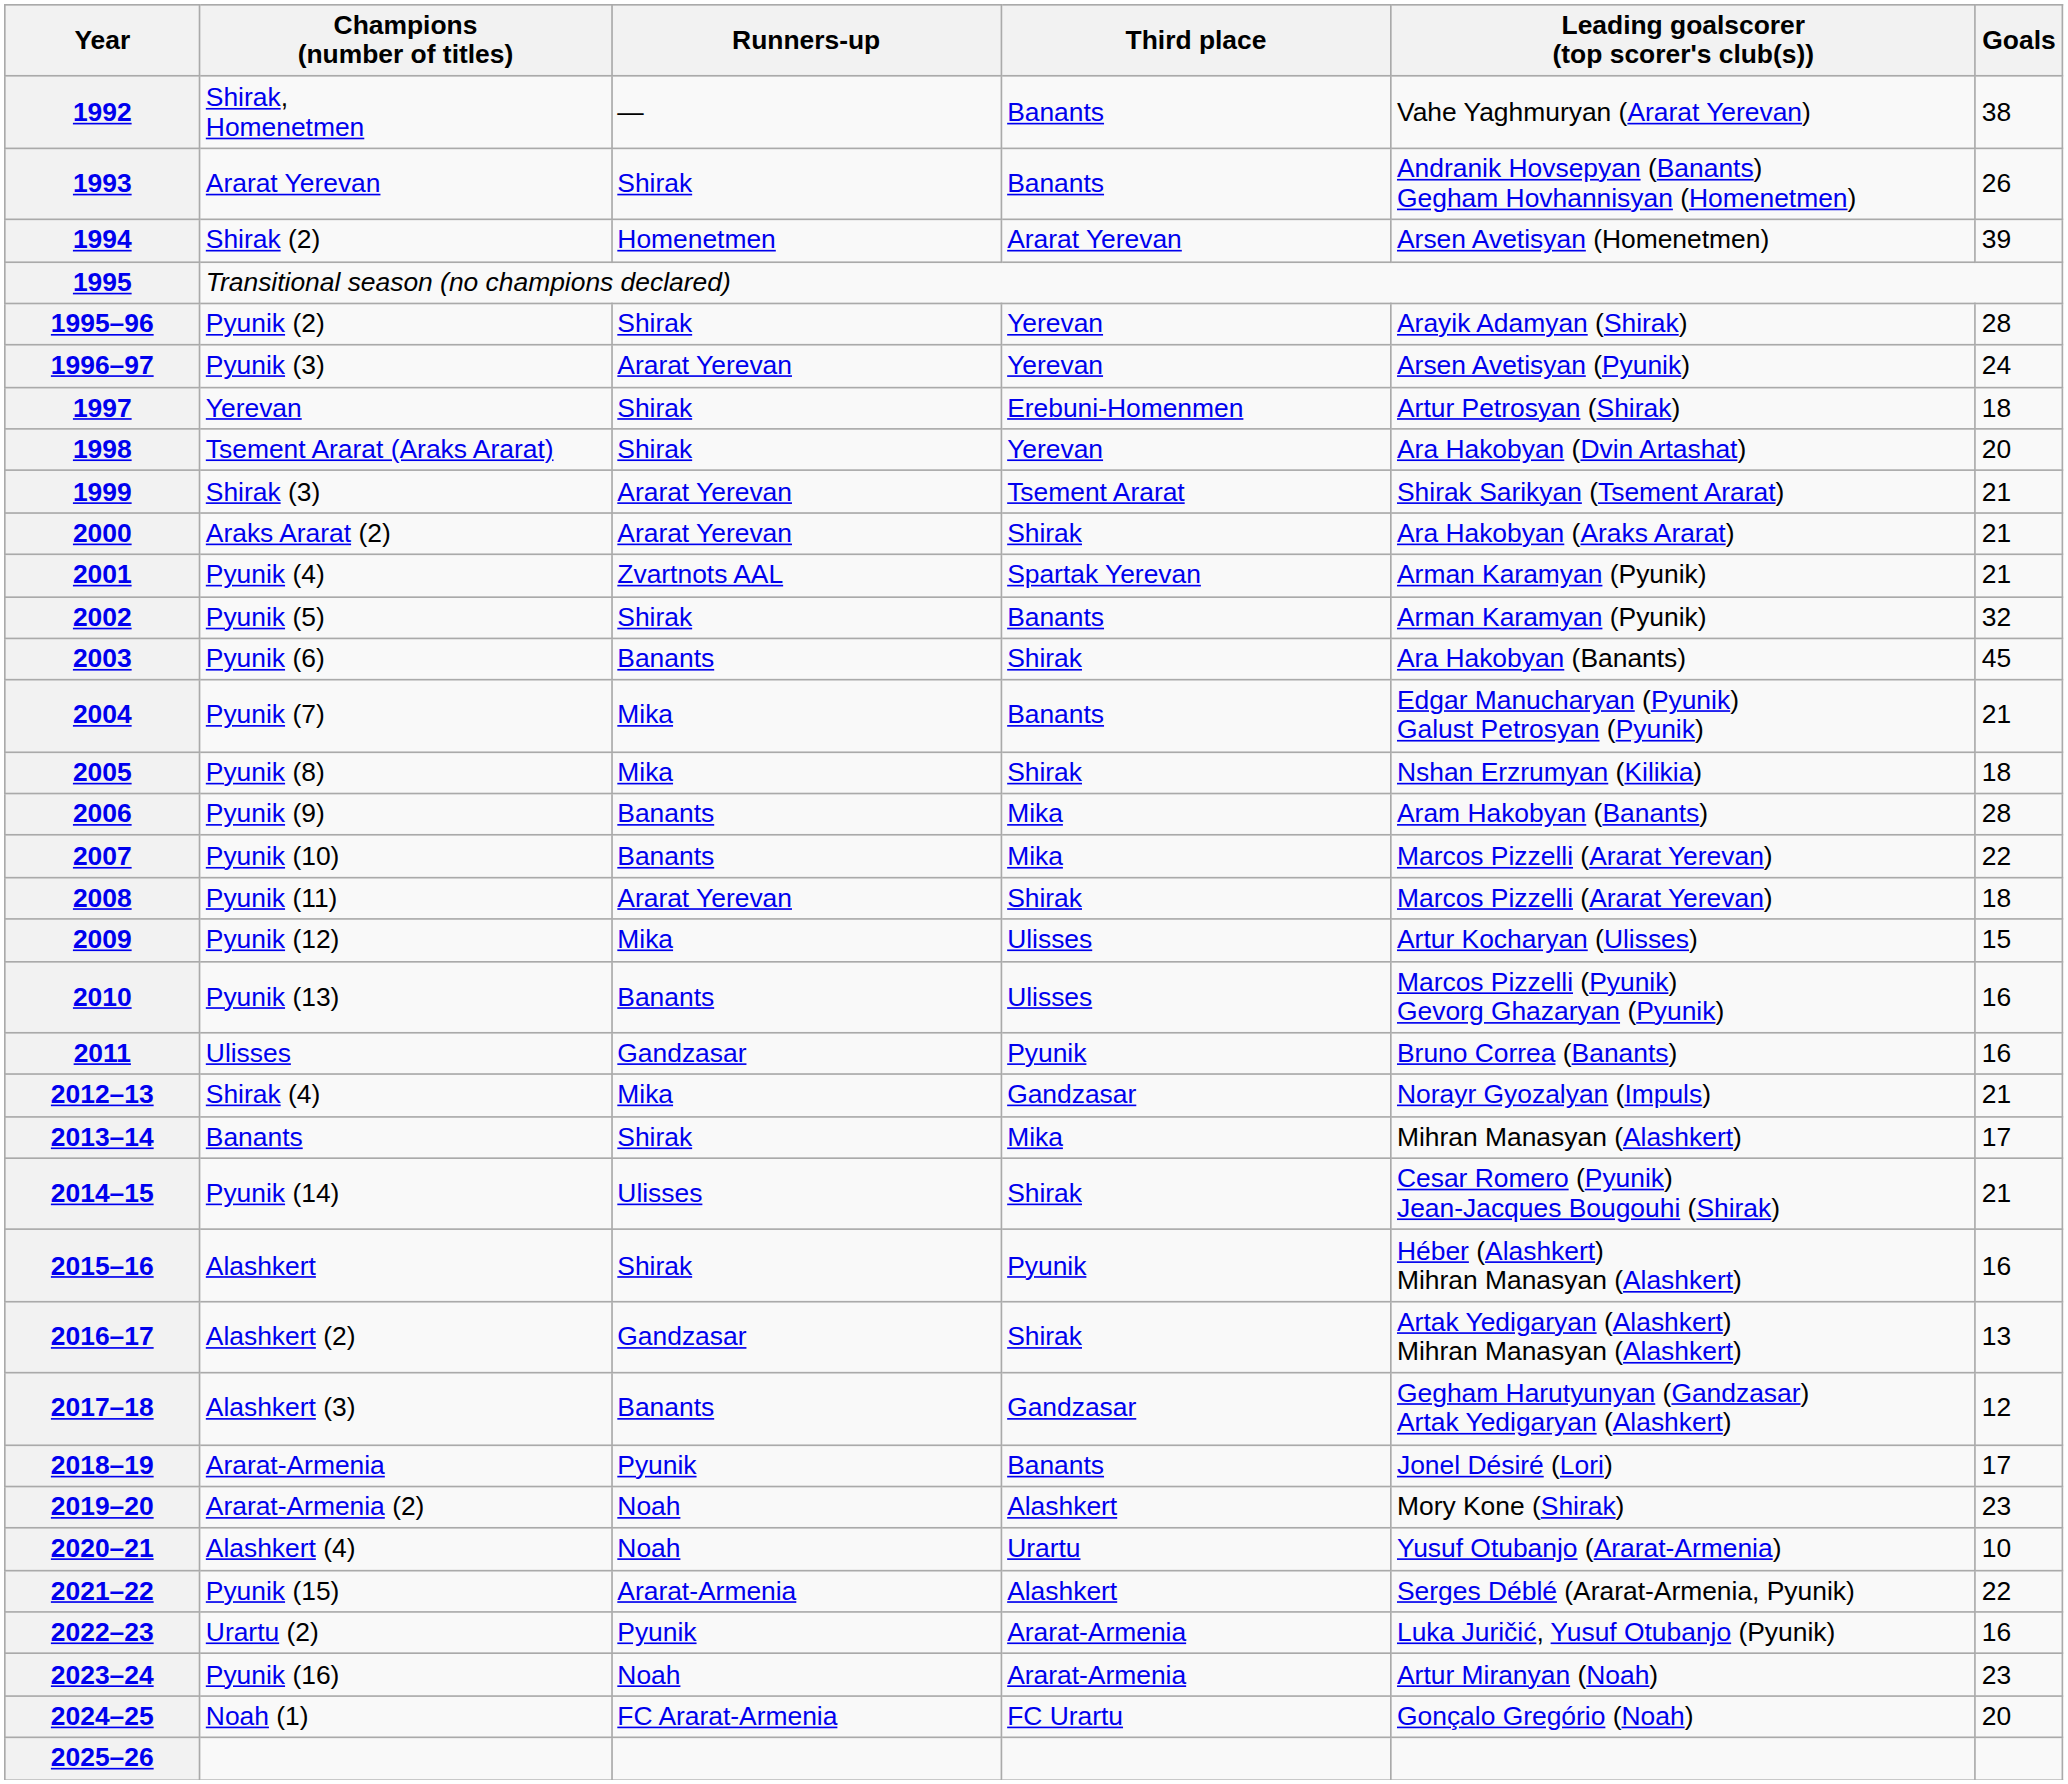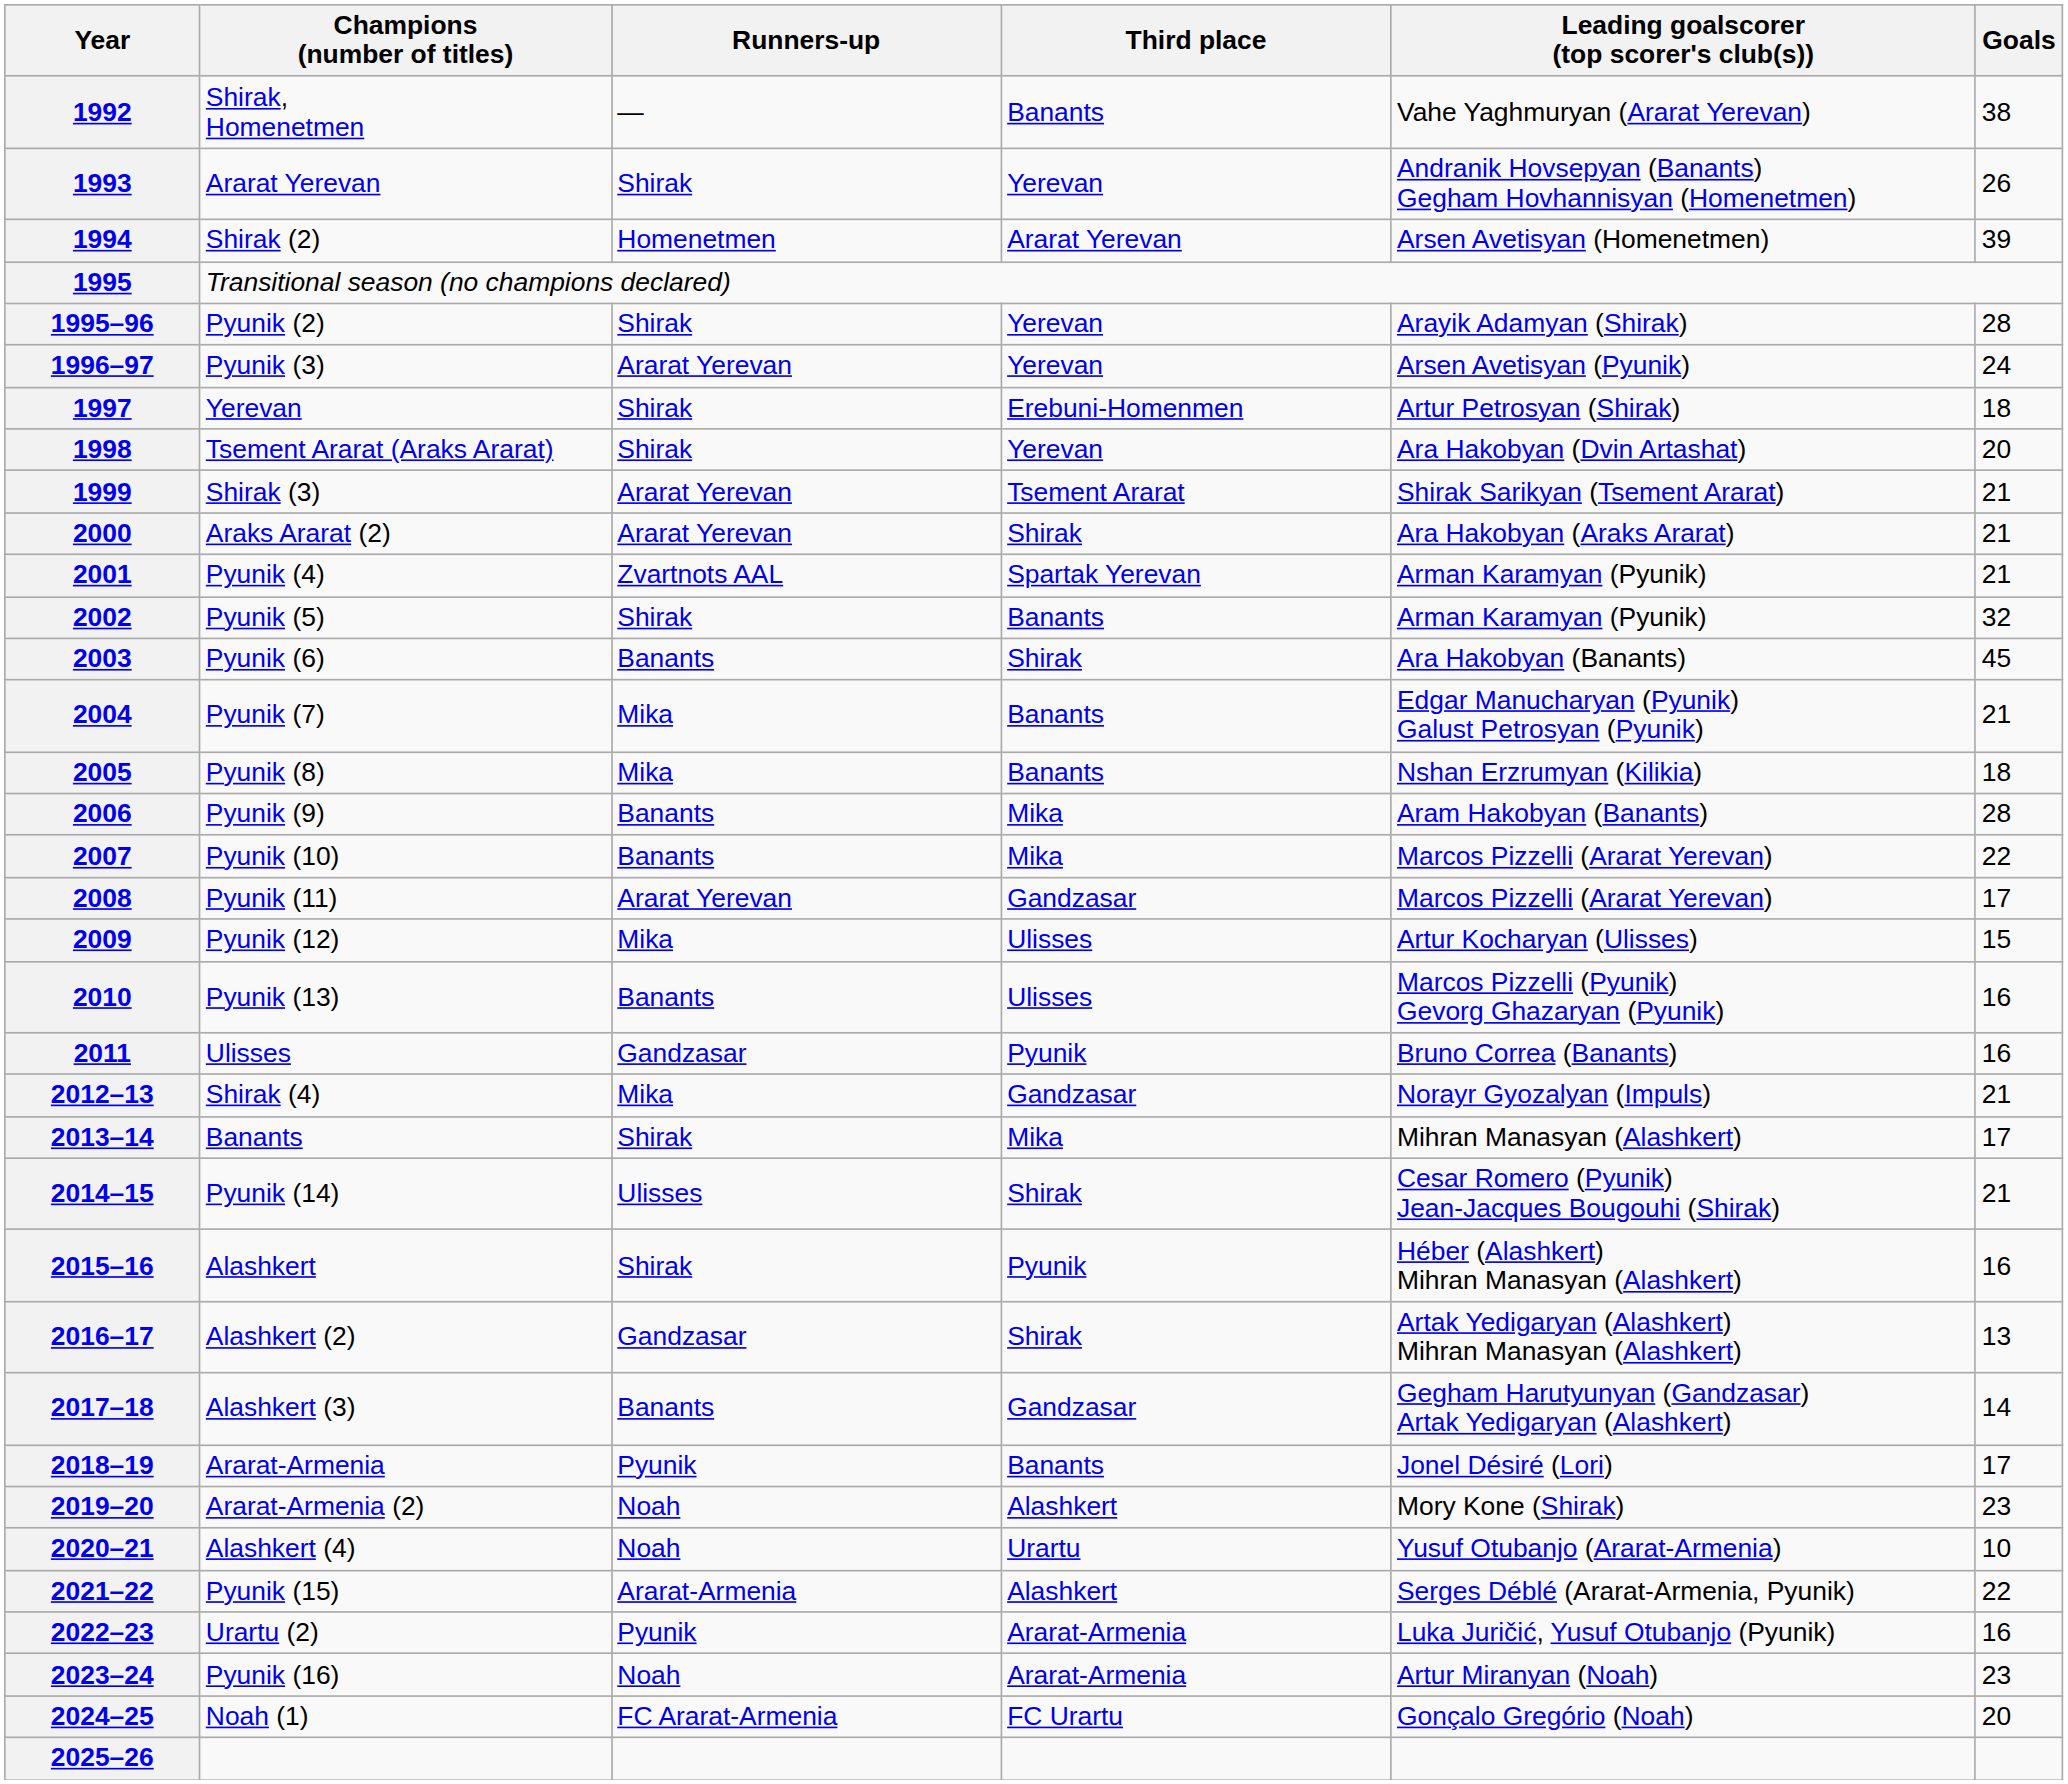(1056, 183) Banants -> (1055, 183) Yerevan
(1045, 772) Shirak -> (1056, 772) Banants
(1045, 897) Shirak -> (1072, 897) Gandzasar
(1996, 897) 18 -> (1996, 897) 17
(1996, 1408) 12 -> (1996, 1408) 14
